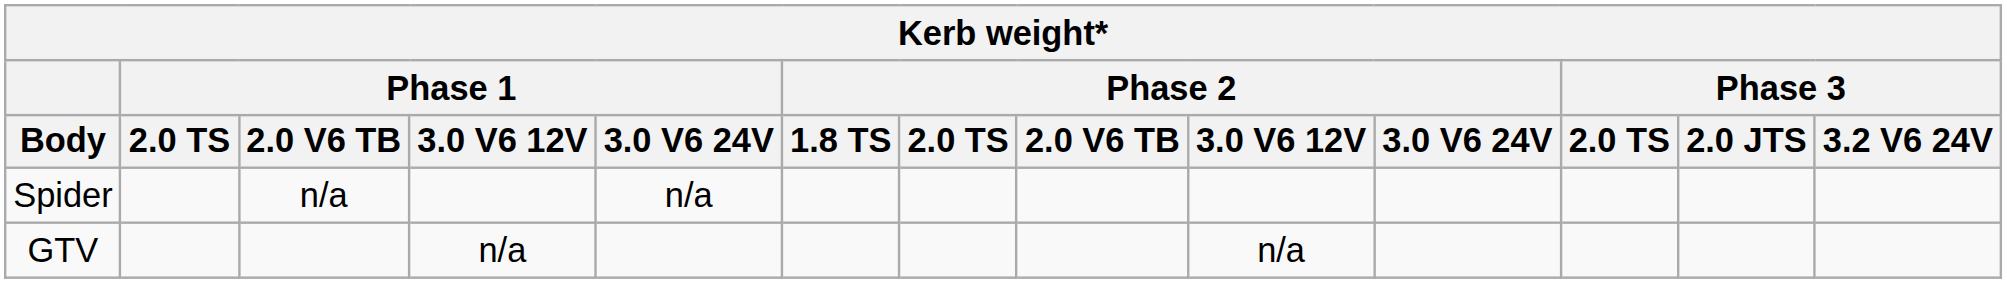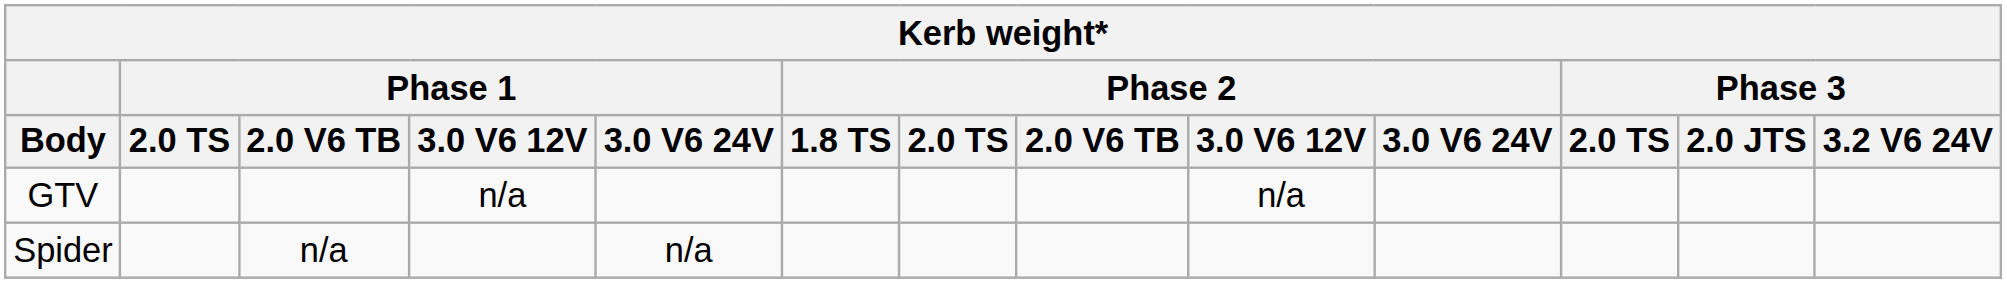rows swapped: (63, 250) <-> (63, 196)
